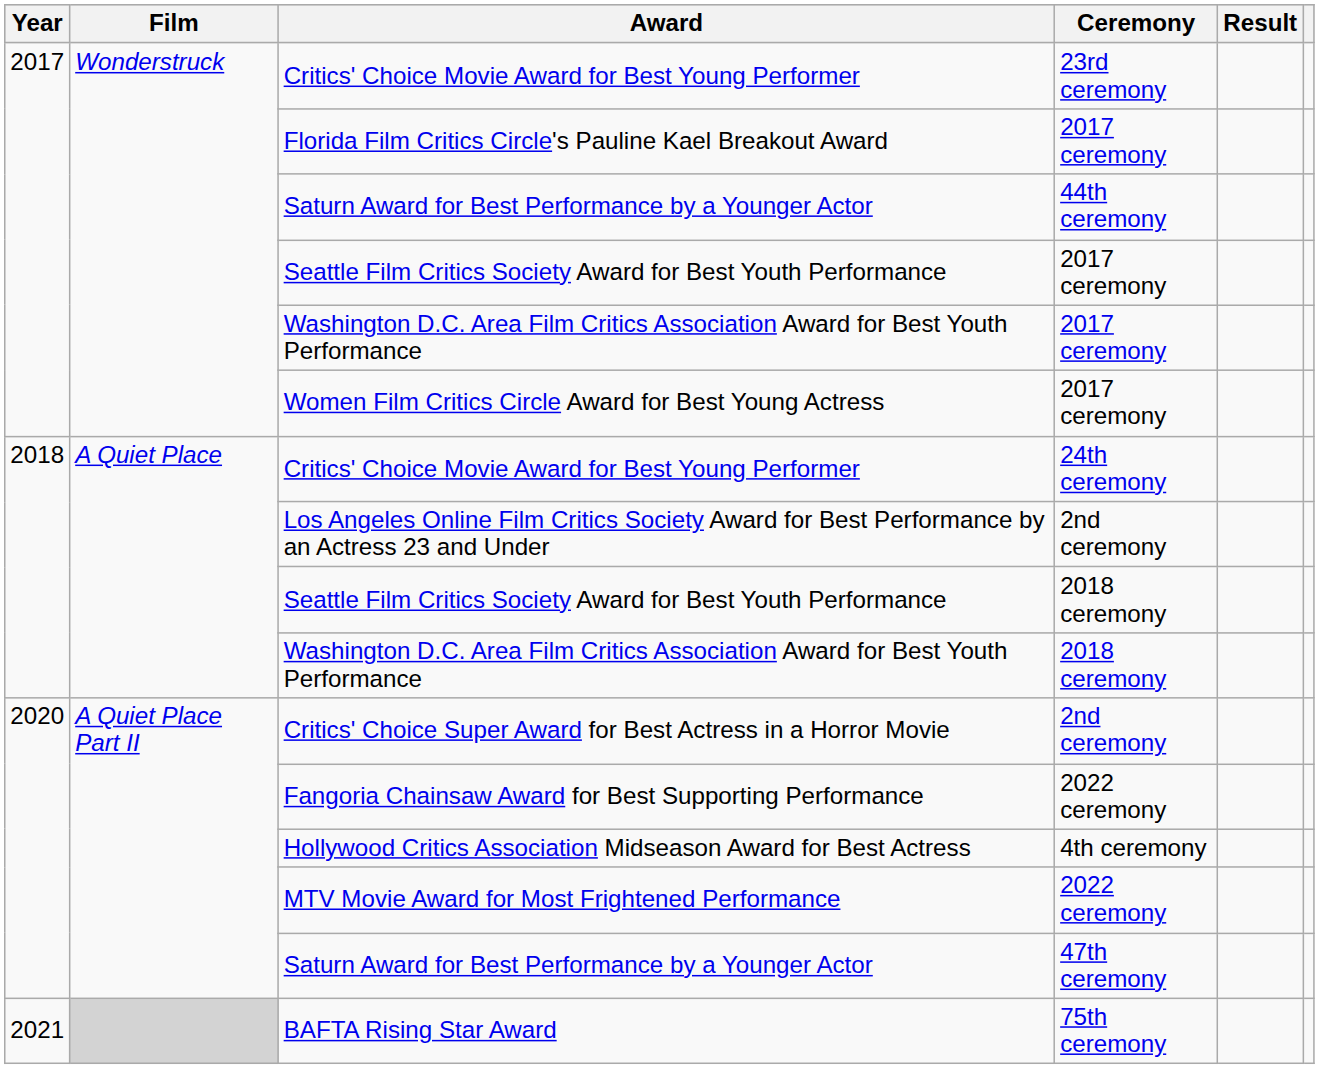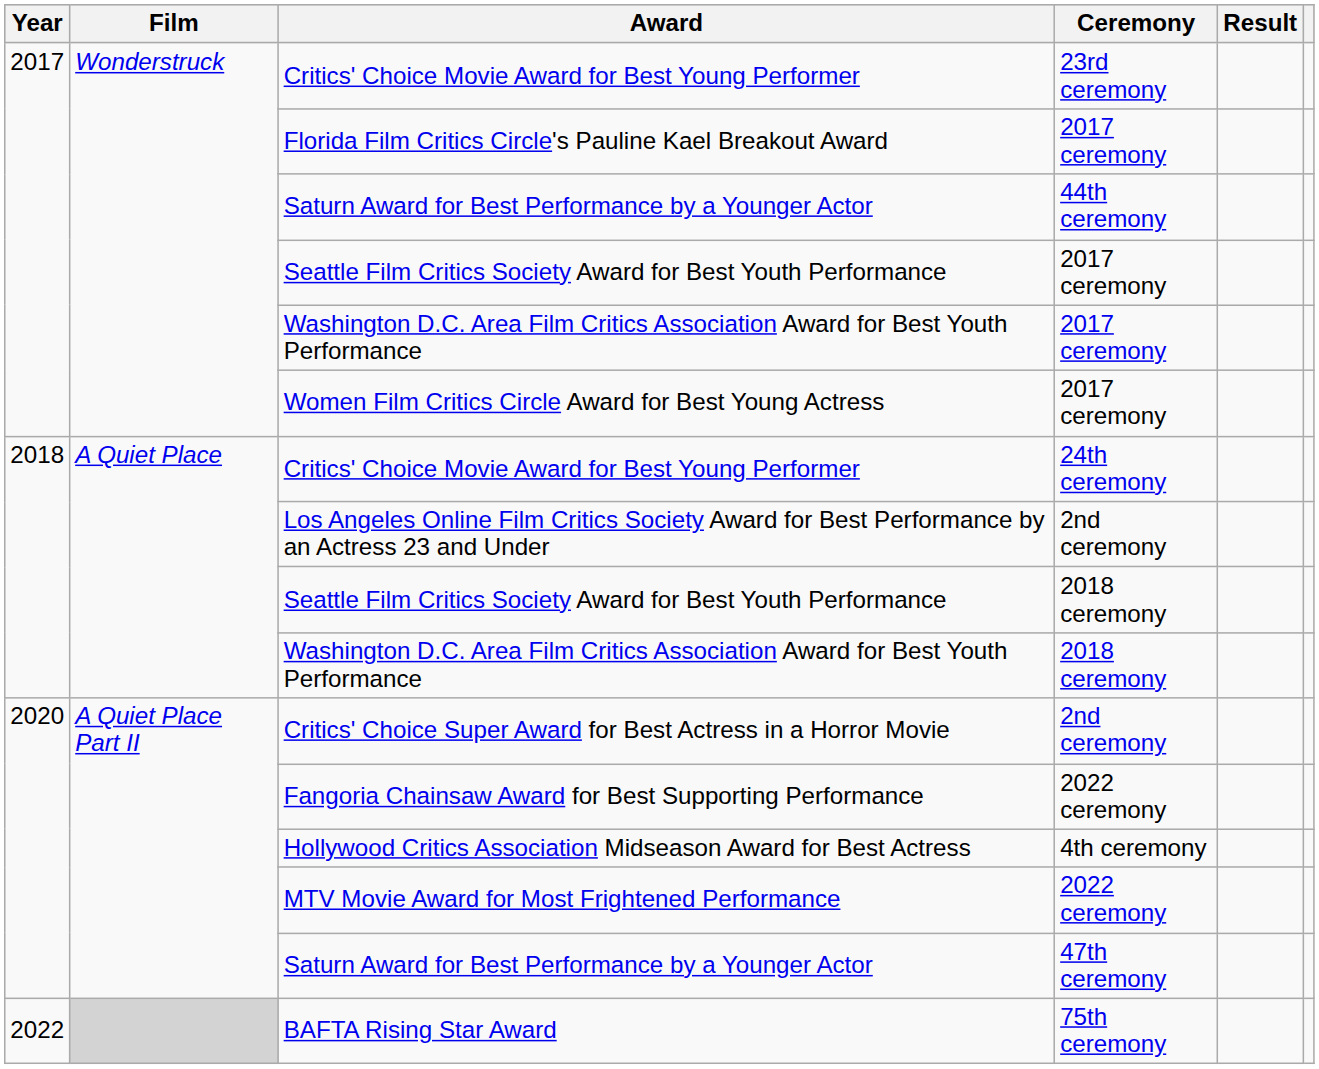(37, 1030) 2021 -> (37, 1030) 2022
